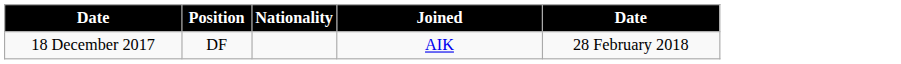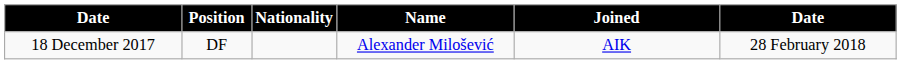+ column: (425, 18)
